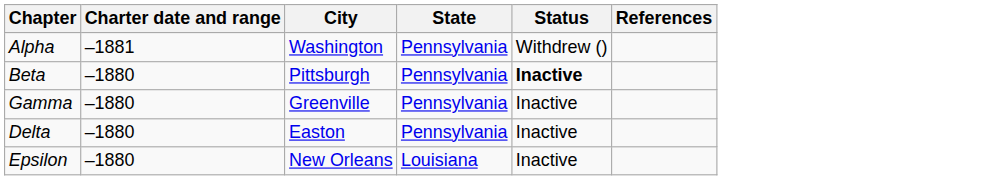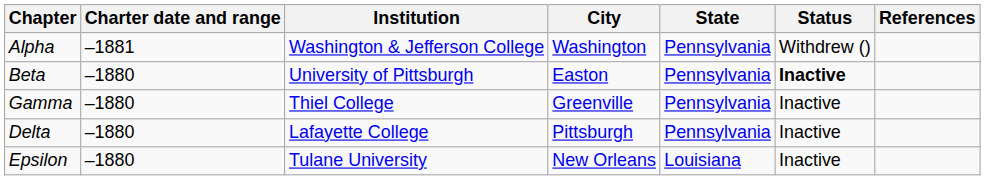+ column: (417, 18)
(329, 75) Pittsburgh -> (580, 75) Easton
(317, 132) Easton -> (593, 132) Pittsburgh
